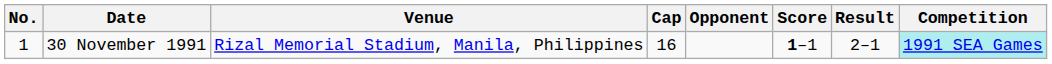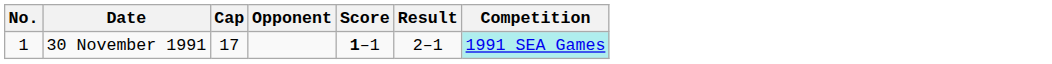- column: (429, 18)
(666, 45) 16 -> (229, 45) 17
